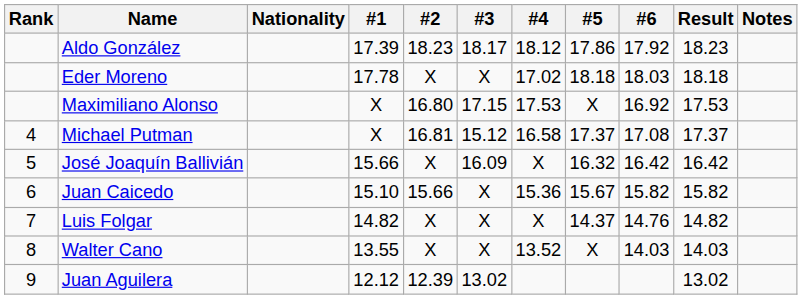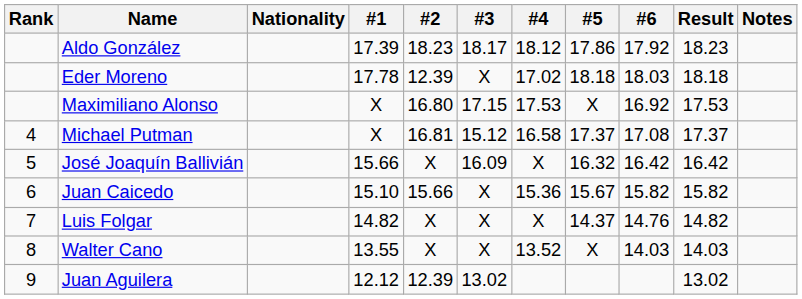(430, 76) X -> (430, 76) 12.39
